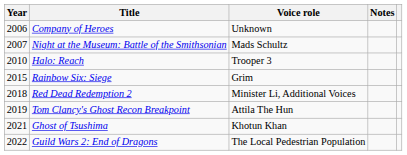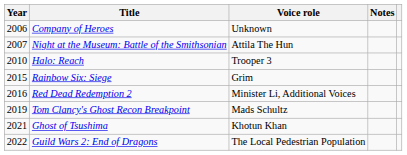(259, 45) Mads Schultz -> (262, 45) Attila The Hun
(17, 93) 2018 -> (17, 93) 2016
(262, 110) Attila The Hun -> (259, 110) Mads Schultz
